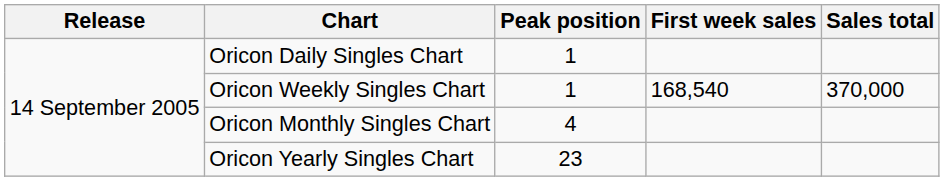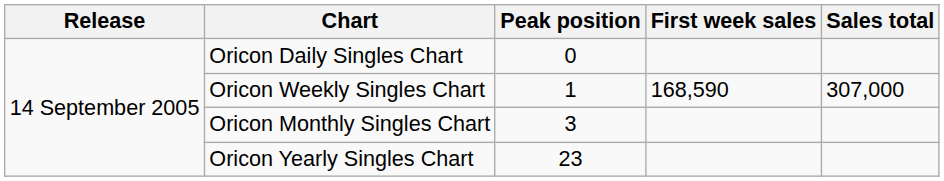(570, 55) 1 -> (570, 55) 0
(690, 90) 168,540 -> (690, 90) 168,590
(865, 90) 370,000 -> (865, 90) 307,000
(570, 124) 4 -> (570, 124) 3
